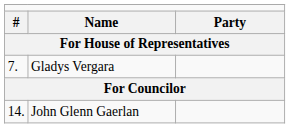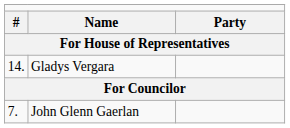(13, 67) 7. -> (16, 67) 14.
(16, 111) 14. -> (13, 111) 7.
